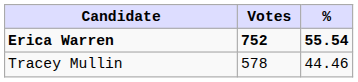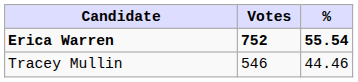(254, 64) 578 -> (254, 64) 546
